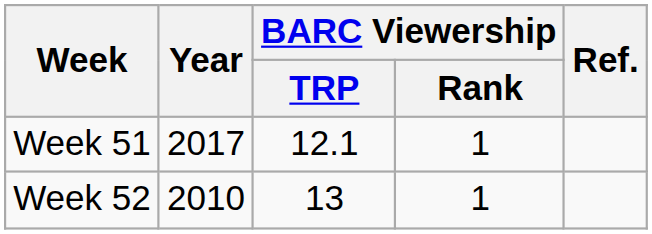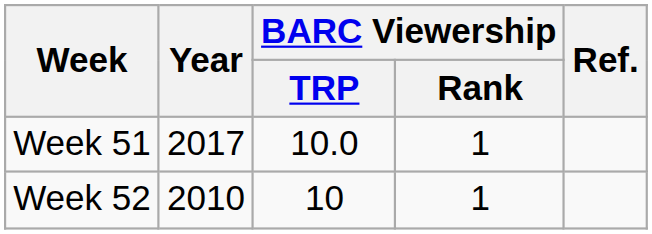(324, 143) 12.1 -> (324, 143) 10.0
(324, 198) 13 -> (324, 198) 10
